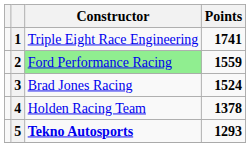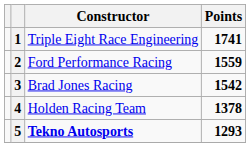(100, 62) lightgreen background -> (100, 62) no background
(228, 85) 1524 -> (228, 85) 1542
